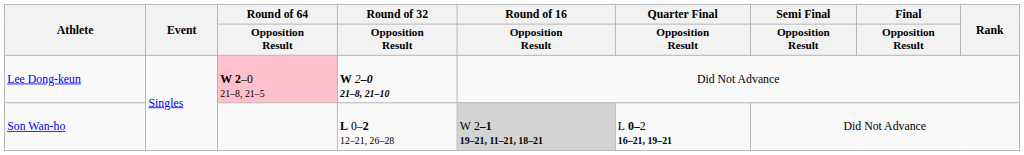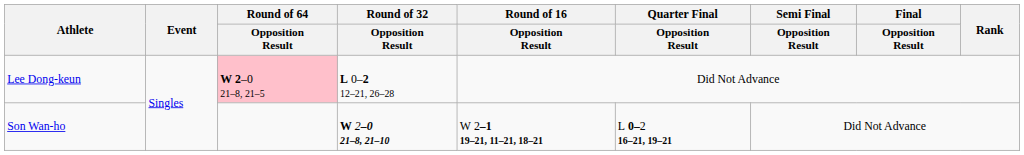(365, 86) W 2–0 21–8, 21–10 -> (367, 86) L 0–2 12–21, 26–28
(367, 133) L 0–2 12–21, 26–28 -> (365, 133) W 2–0 21–8, 21–10
(501, 133) lightgrey background -> (501, 133) no background
